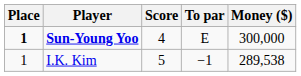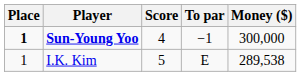(205, 37) E -> (205, 37) −1
(205, 60) −1 -> (205, 60) E
